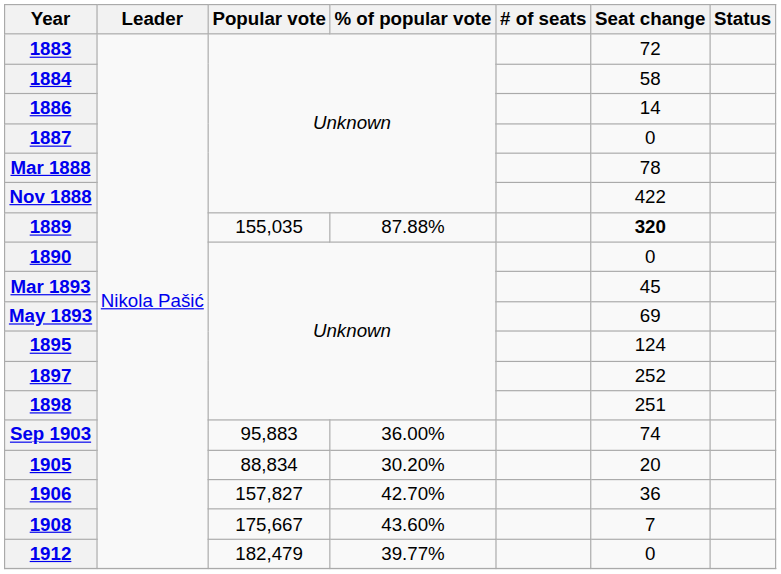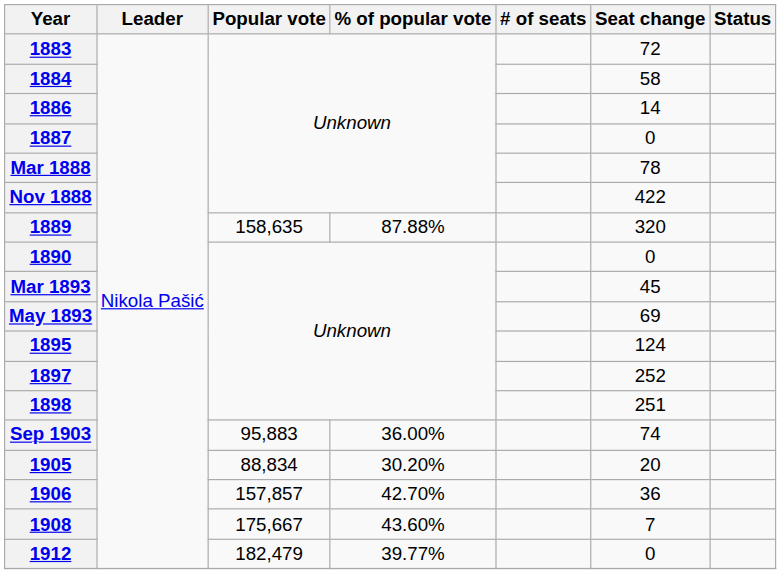(269, 227) 155,035 -> (269, 227) 158,635
(650, 227) bold -> (650, 227) normal
(269, 494) 157,827 -> (269, 494) 157,857
